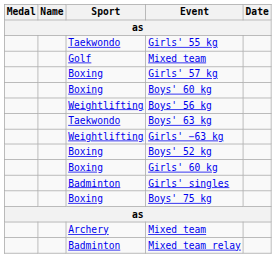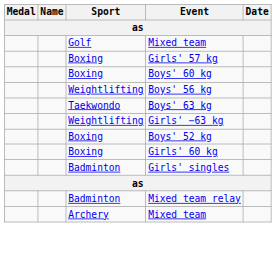- row: (94, 44)
- row: (86, 199)
rows swapped: (94, 246) <-> (88, 230)
